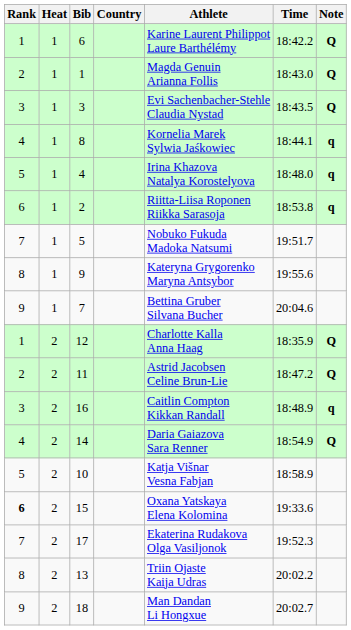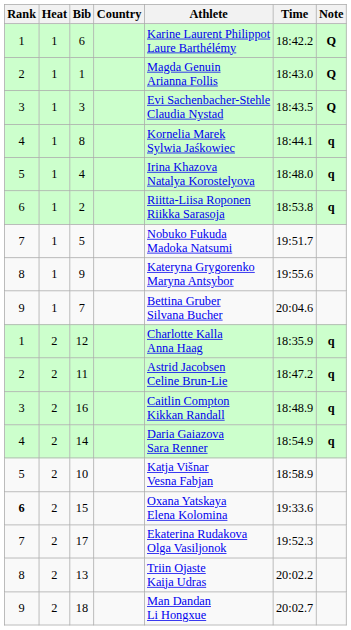(331, 341) Q -> (331, 341) q
(331, 374) Q -> (331, 374) q
(331, 441) Q -> (331, 441) q
